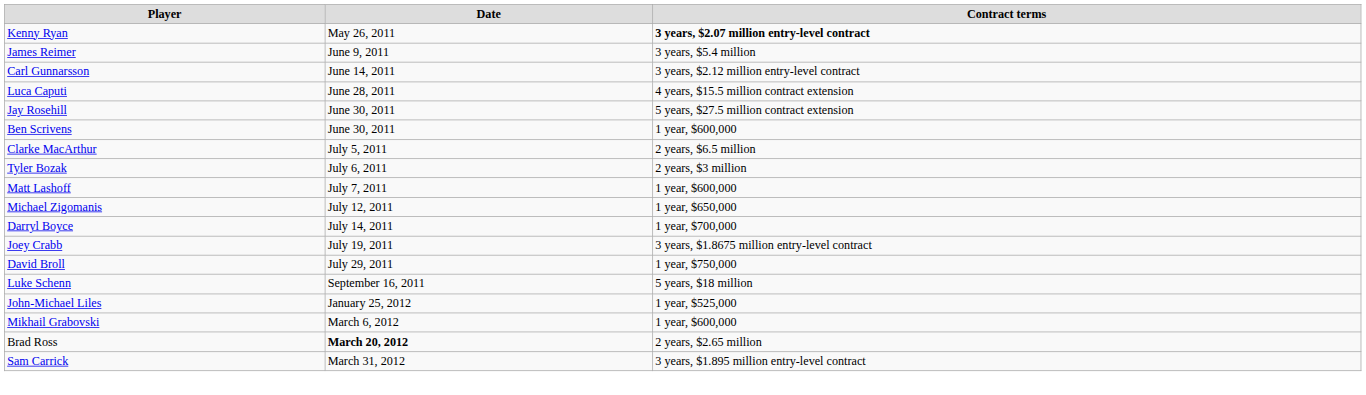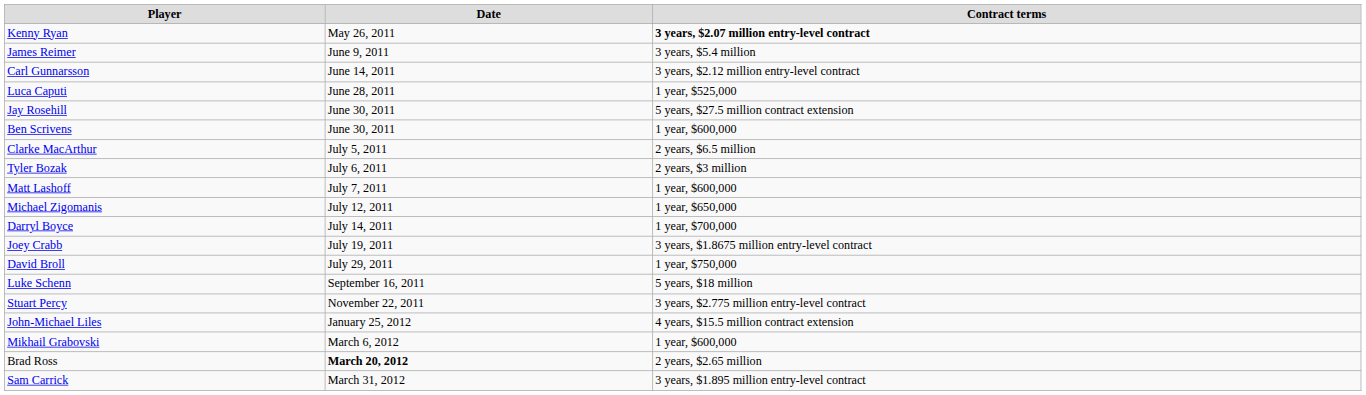(754, 91) 4 years, $15.5 million contract extension -> (696, 91) 1 year, $525,000
+ row: (37, 303)
(696, 303) 1 year, $525,000 -> (754, 322) 4 years, $15.5 million contract extension
